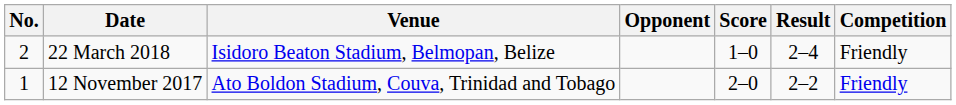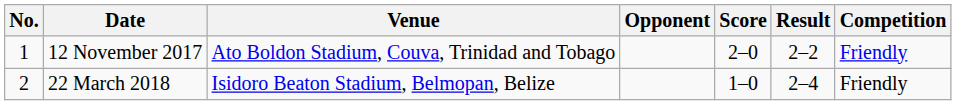rows swapped: (125, 83) <-> (109, 52)
